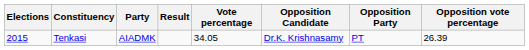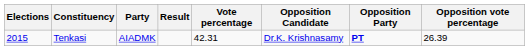(206, 38) 34.05 -> (206, 38) 42.31
(358, 38) normal -> (358, 38) bold
